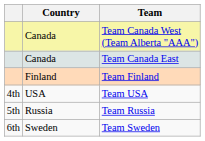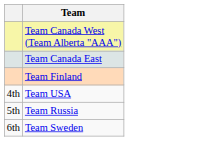- column: (61, 13)
